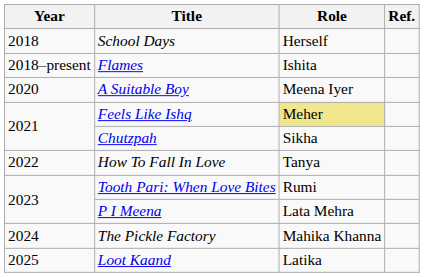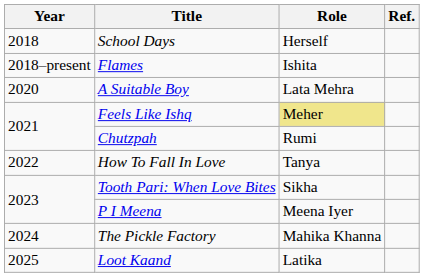(318, 89) Meena Iyer -> (318, 89) Lata Mehra
(300, 138) Sikha -> (300, 138) Rumi
(300, 187) Rumi -> (300, 187) Sikha
(318, 211) Lata Mehra -> (318, 211) Meena Iyer
